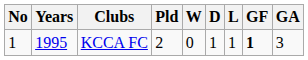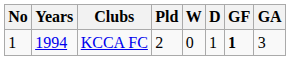- column: (233, 17)
(51, 42) 1995 -> (51, 42) 1994
